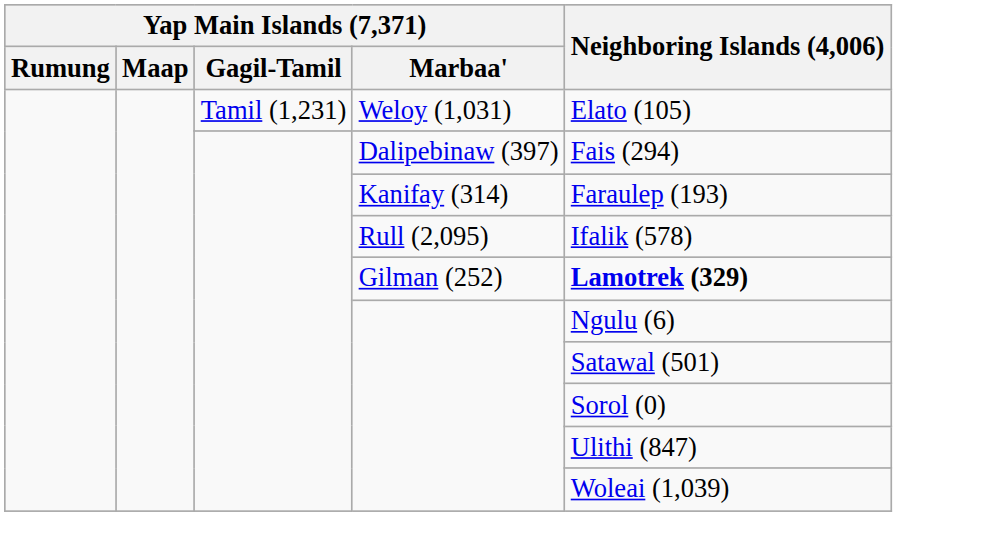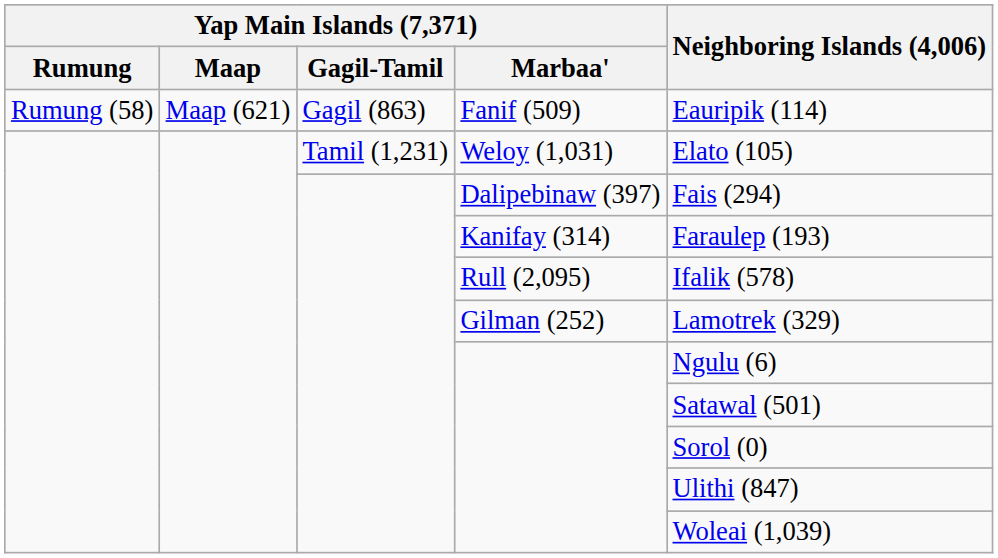+ row: (364, 109)
(659, 278) bold -> (756, 320) normal
